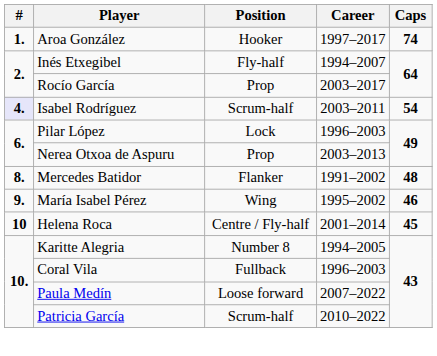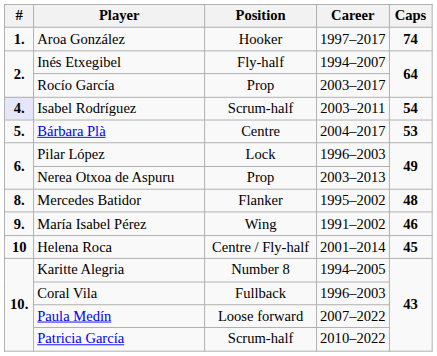+ row: (71, 131)
(353, 177) 1991–2002 -> (353, 200) 1995–2002
(353, 200) 1995–2002 -> (353, 223) 1991–2002
